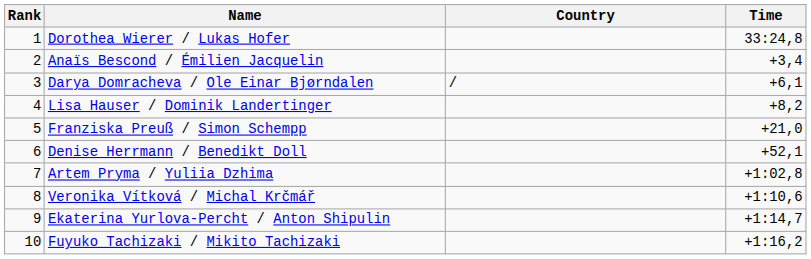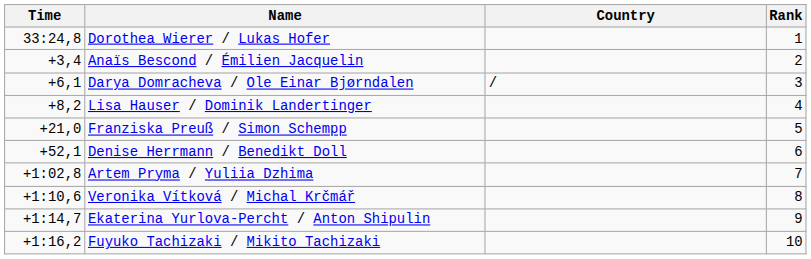columns swapped: (25, 16) <-> (766, 16)
